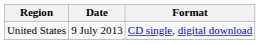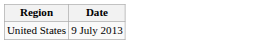- column: (190, 13)
